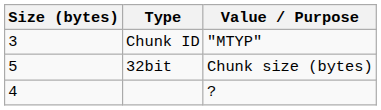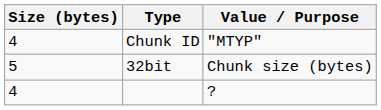(13, 42) 3 -> (13, 42) 4
